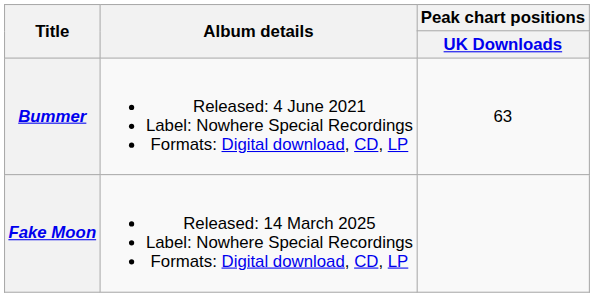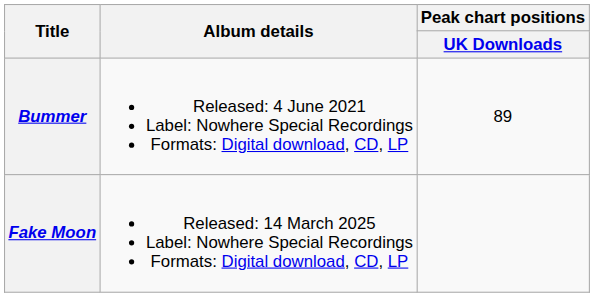(503, 116) 63 -> (503, 116) 89
